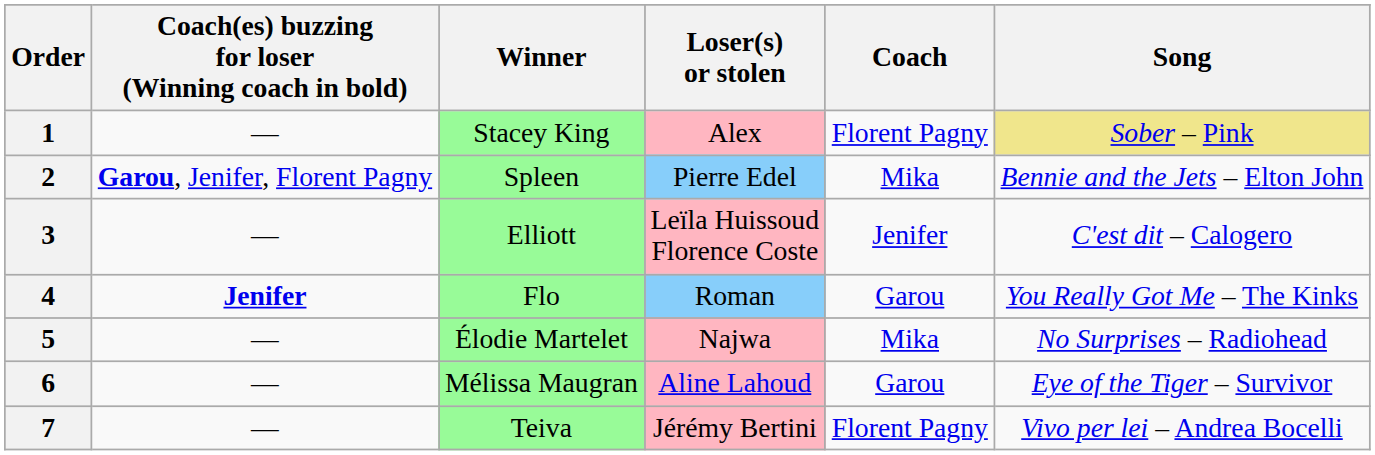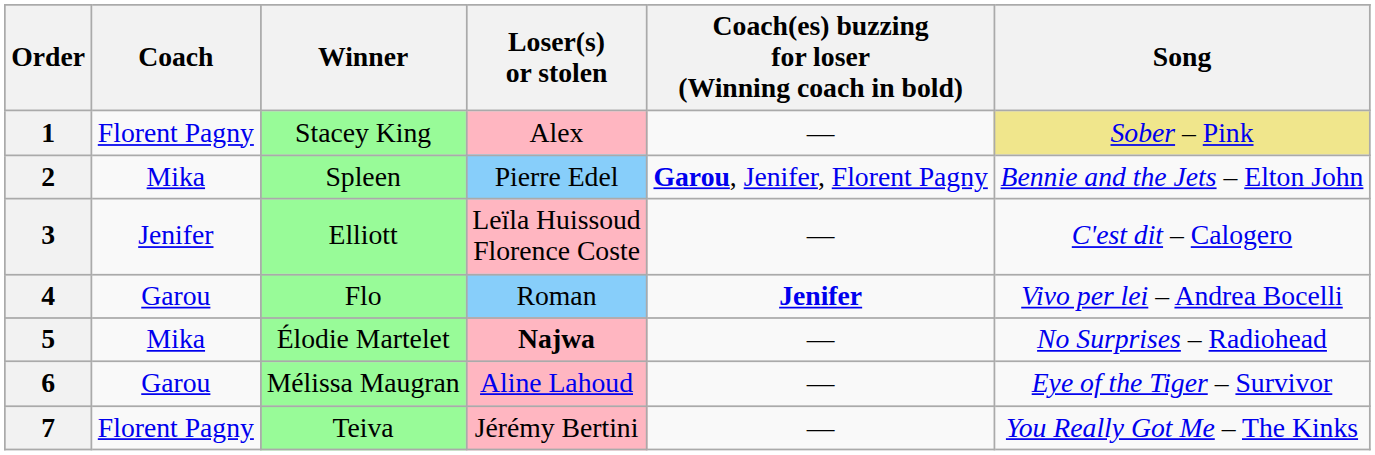columns swapped: (910, 57) <-> (265, 57)
(1182, 295) You Really Got Me – The Kinks -> (1182, 295) Vivo per lei – Andrea Bocelli
(735, 339) normal -> (557, 339) bold
(1182, 427) Vivo per lei – Andrea Bocelli -> (1182, 427) You Really Got Me – The Kinks
